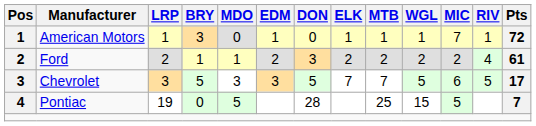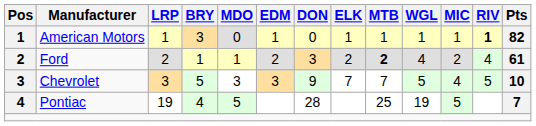(457, 37) 7 -> (457, 37) 1
(488, 37) normal -> (488, 37) bold
(517, 37) 72 -> (517, 37) 82
(384, 59) normal -> (384, 59) bold
(422, 59) 2 -> (422, 59) 4
(313, 81) 5 -> (313, 81) 9
(457, 81) 6 -> (457, 81) 4
(517, 81) 17 -> (517, 81) 10
(200, 103) 0 -> (200, 103) 4
(422, 103) 15 -> (422, 103) 19
